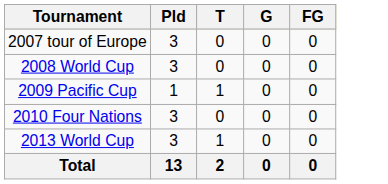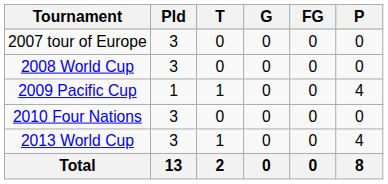+ column: (359, 16)
